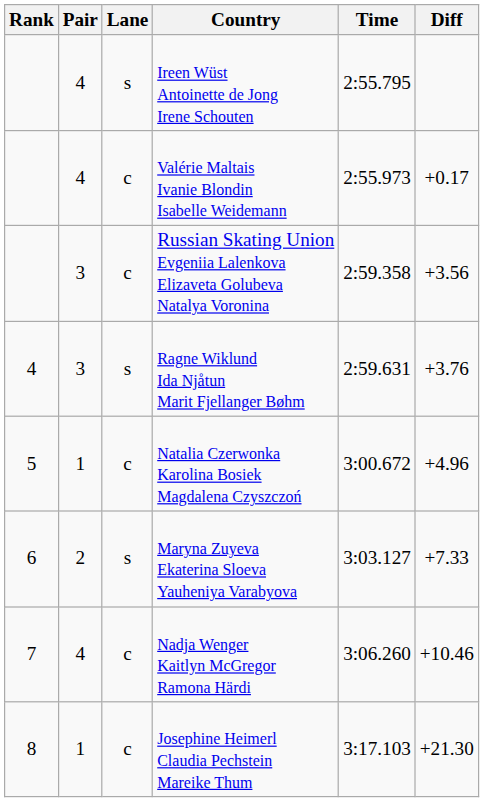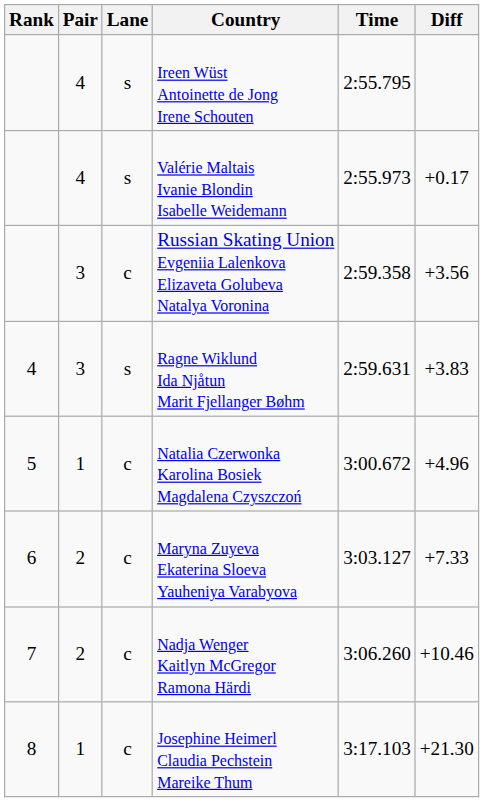(128, 177) c -> (128, 177) s
(447, 368) +3.76 -> (447, 368) +3.83
(128, 558) s -> (128, 558) c
(80, 654) 4 -> (80, 654) 2
